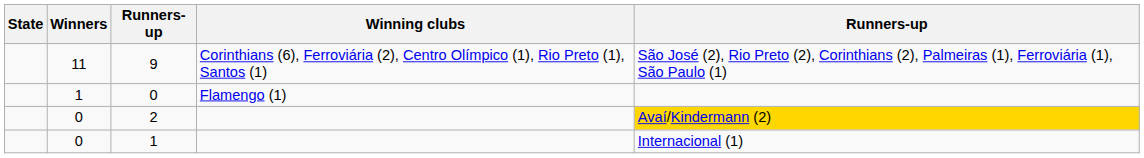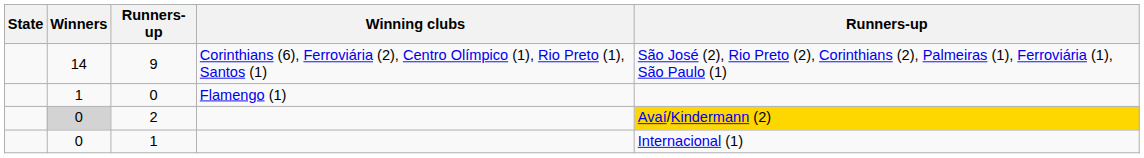(79, 63) 11 -> (79, 63) 14
(79, 118) no background -> (79, 118) lightgrey background
